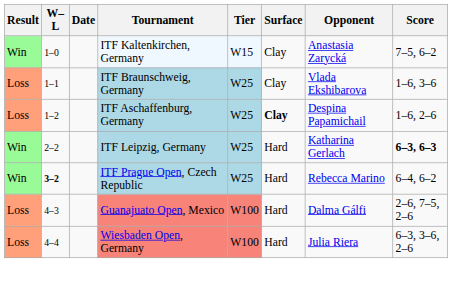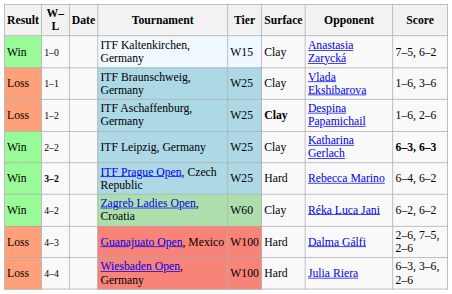(276, 146) Hard -> (275, 146) Clay
+ row: (150, 210)
